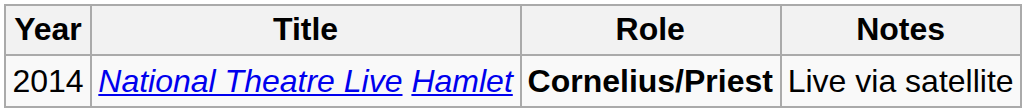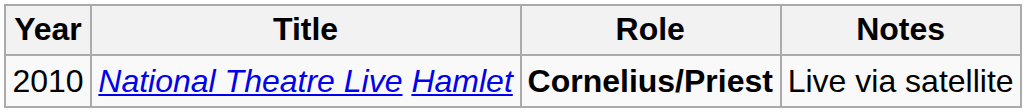(48, 80) 2014 -> (48, 80) 2010
